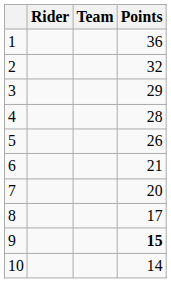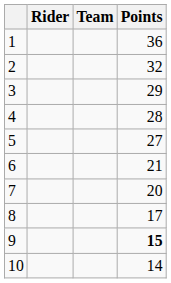(155, 141) 26 -> (155, 141) 27
